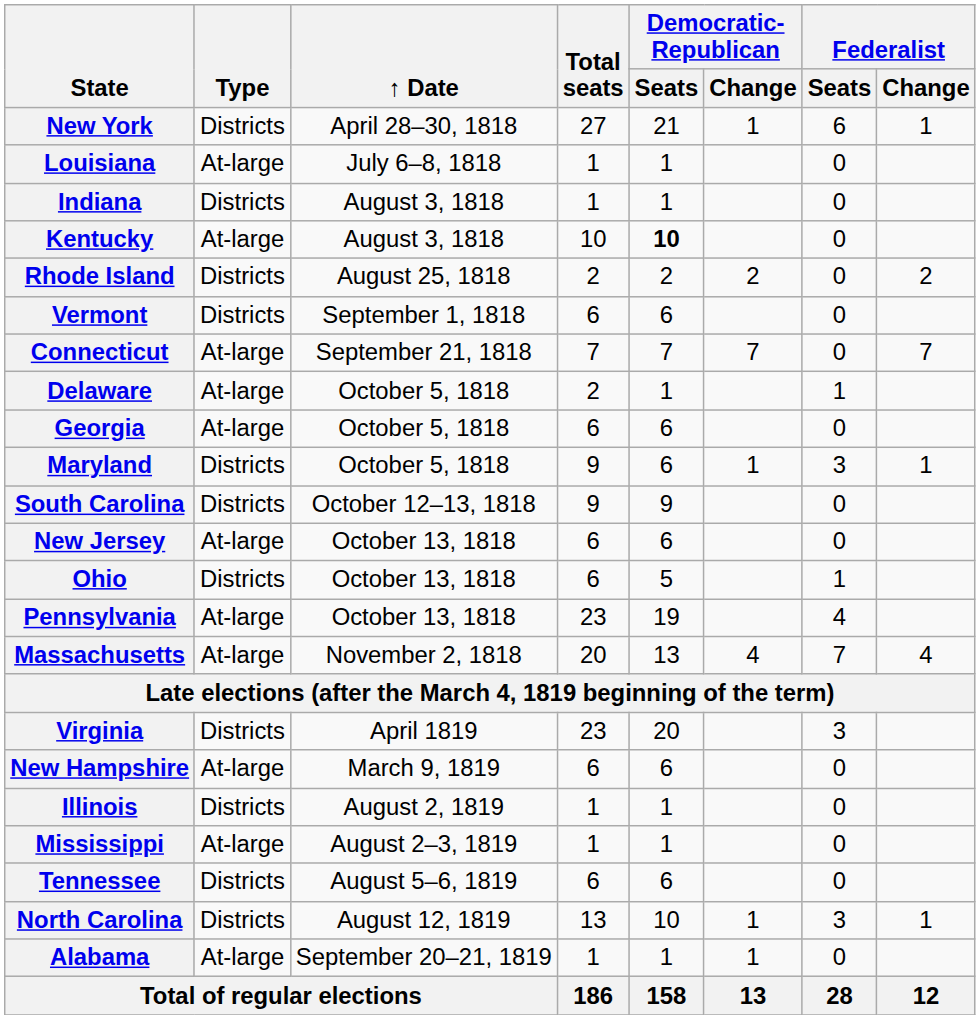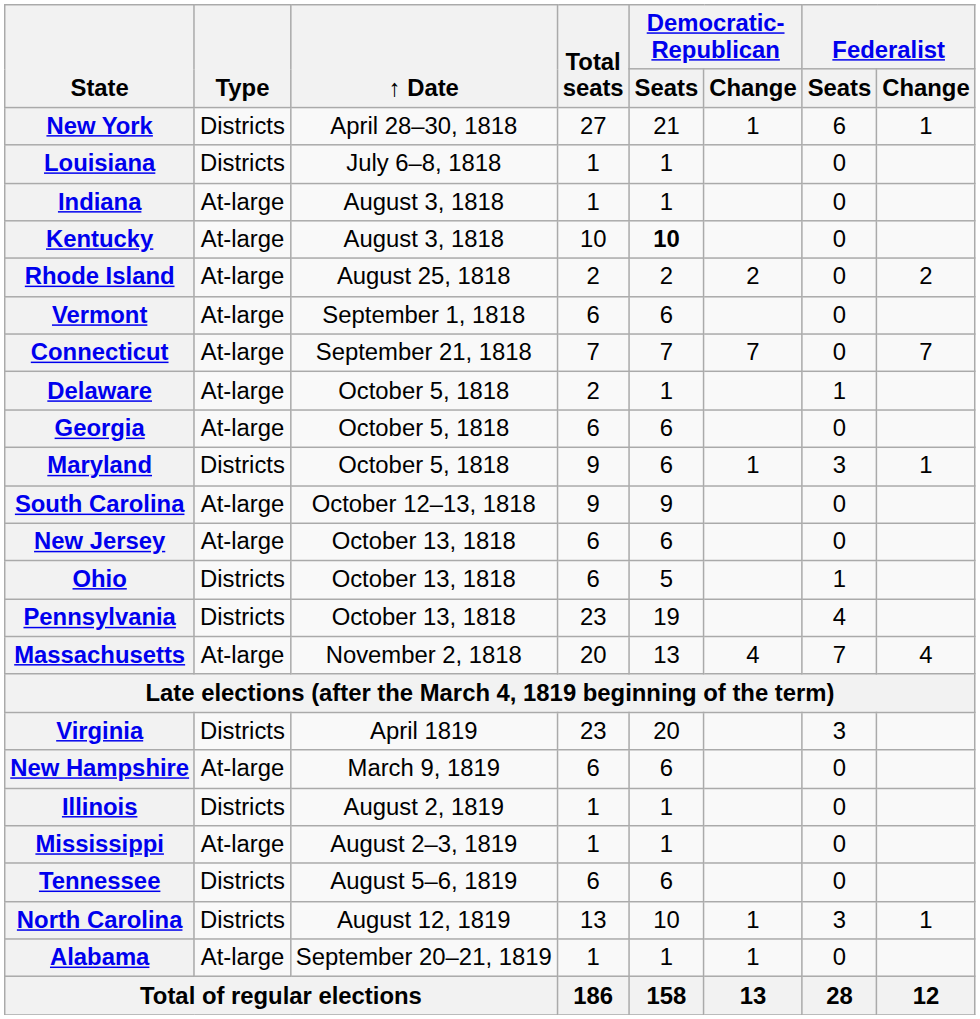(242, 163) At-large -> (242, 163) Districts
(242, 201) Districts -> (242, 201) At-large
(242, 277) Districts -> (242, 277) At-large
(242, 314) Districts -> (242, 314) At-large
(242, 503) Districts -> (242, 503) At-large
(242, 617) At-large -> (242, 617) Districts
